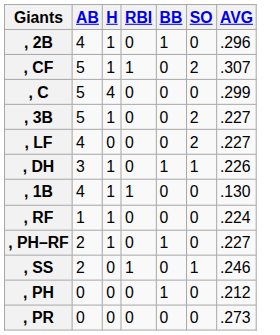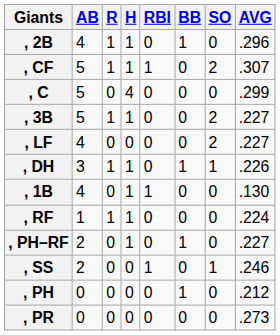+ column: (112, 17)
